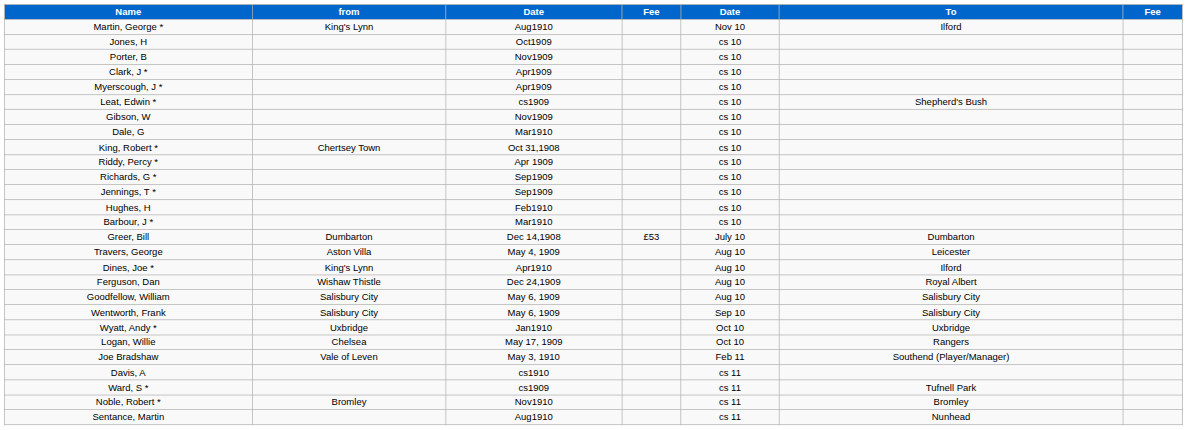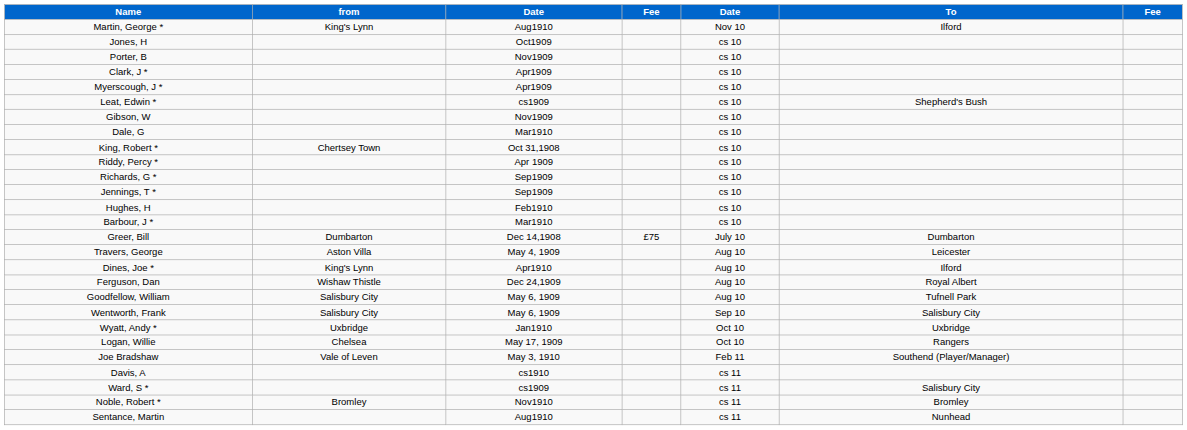(651, 237) £53 -> (651, 237) £75
(951, 298) Salisbury City -> (951, 298) Tufnell Park
(951, 388) Tufnell Park -> (951, 388) Salisbury City
